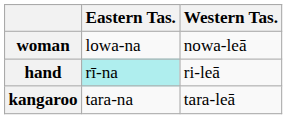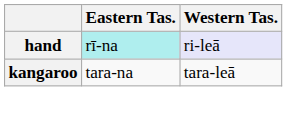- row: (43, 45)
(202, 72) no background -> (202, 45) lavender background
